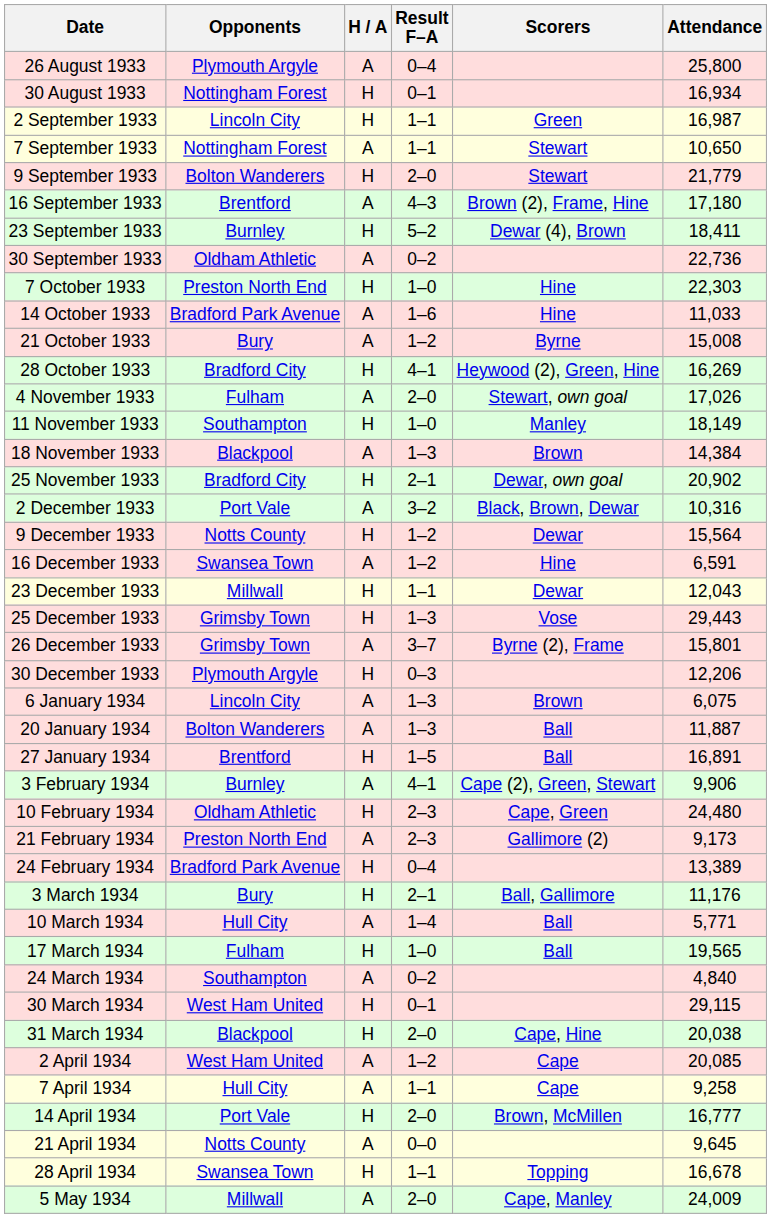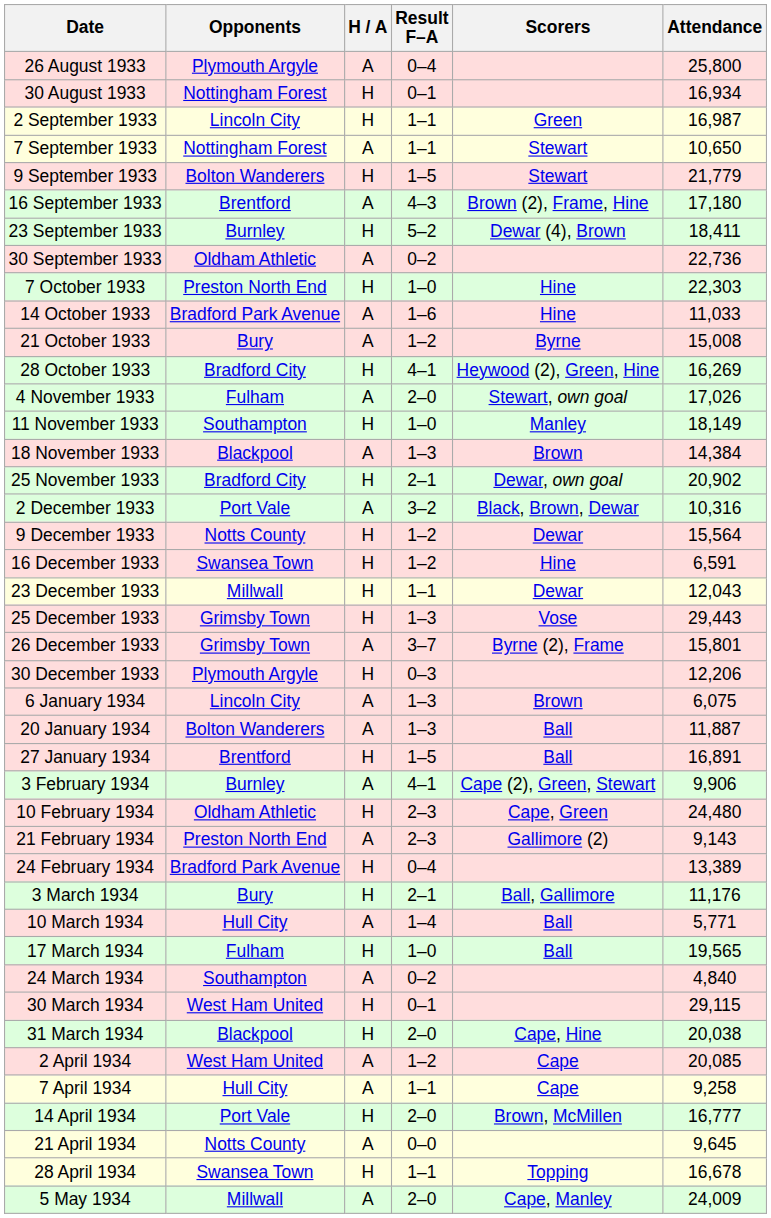(422, 176) 2–0 -> (422, 176) 1–5
(368, 563) A -> (368, 563) H
(715, 840) 9,173 -> (715, 840) 9,143
